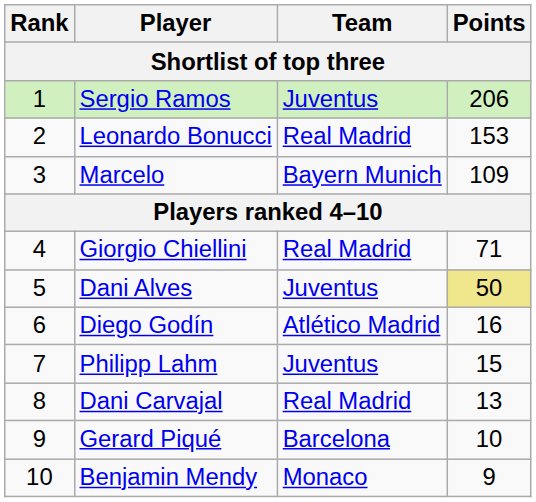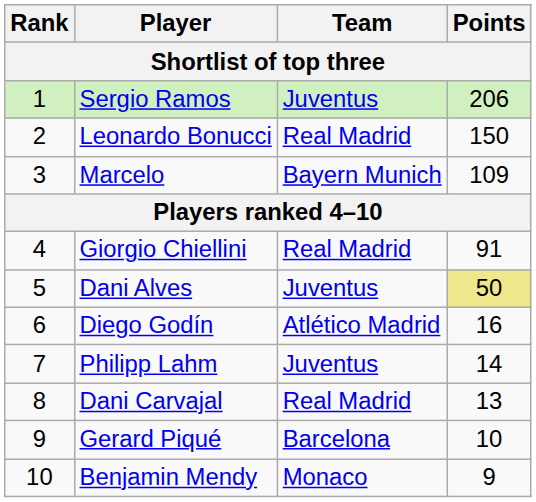(489, 136) 153 -> (489, 136) 150
(489, 250) 71 -> (489, 250) 91
(489, 363) 15 -> (489, 363) 14
